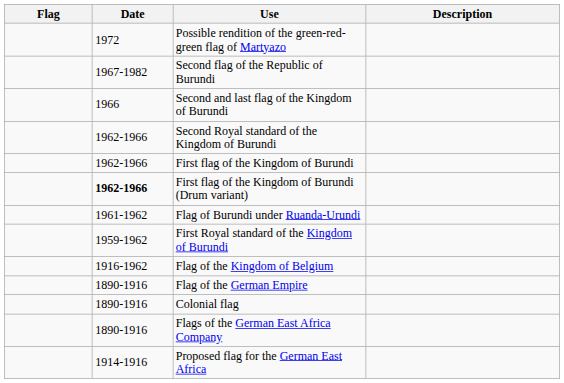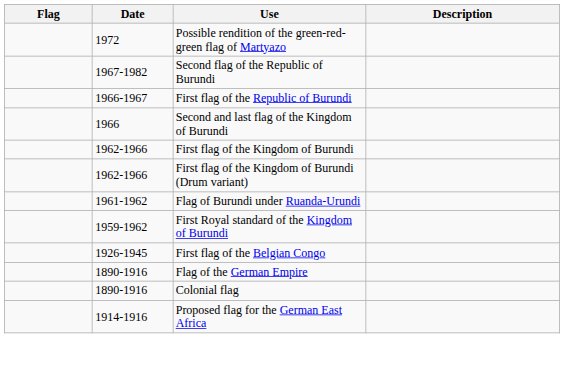+ row: (264, 98)
- row: (246, 137)
(121, 188) bold -> (121, 175) normal
+ row: (251, 252)
- row: (255, 266)
- row: (253, 330)
